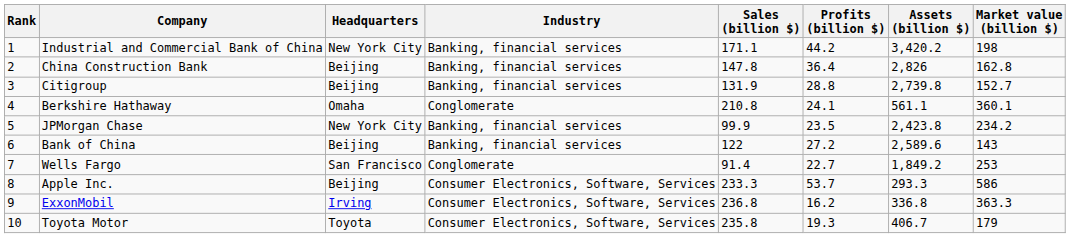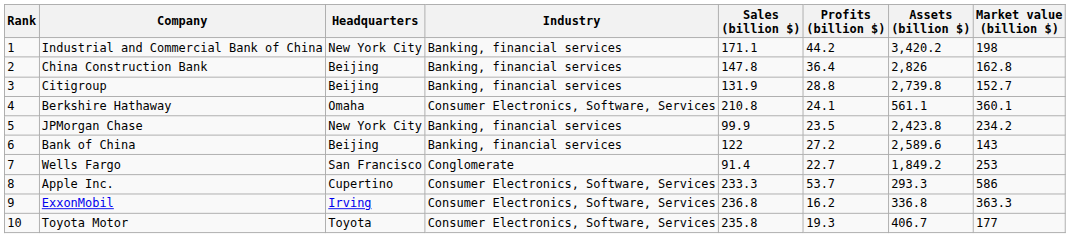(471, 106) Conglomerate -> (572, 106) Consumer Electronics, Software, Services
(354, 184) Beijing -> (361, 184) Cupertino
(987, 223) 179 -> (987, 223) 177
